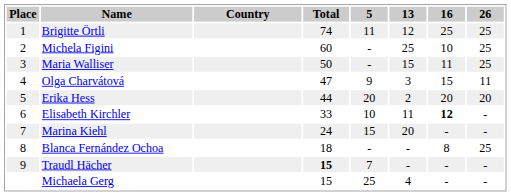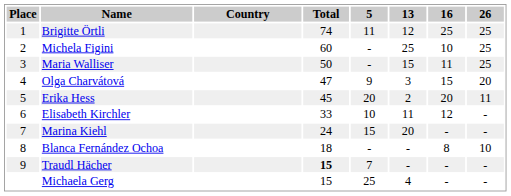(485, 81) 11 -> (485, 81) 20
(326, 98) 44 -> (326, 98) 45
(485, 98) 20 -> (485, 98) 11
(447, 114) bold -> (447, 114) normal
(485, 148) 25 -> (485, 148) 10
